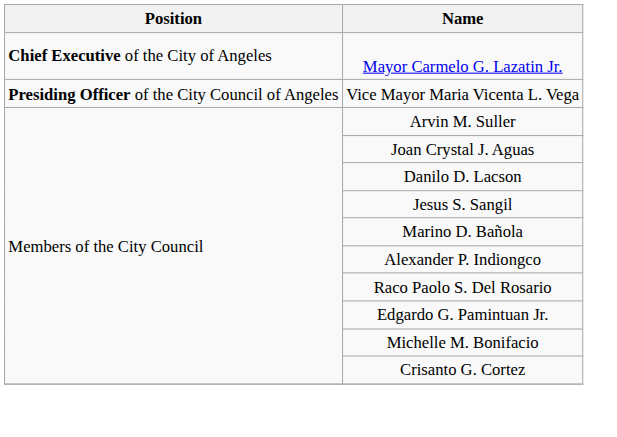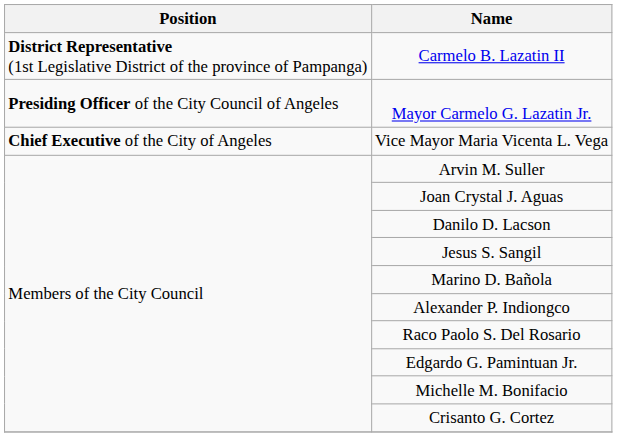+ row: (492, 56)
(140, 56) Chief Executive of the City of Angeles -> (173, 103) Presiding Officer of the City Council of Angeles
(173, 93) Presiding Officer of the City Council of Angeles -> (140, 141) Chief Executive of the City of Angeles
